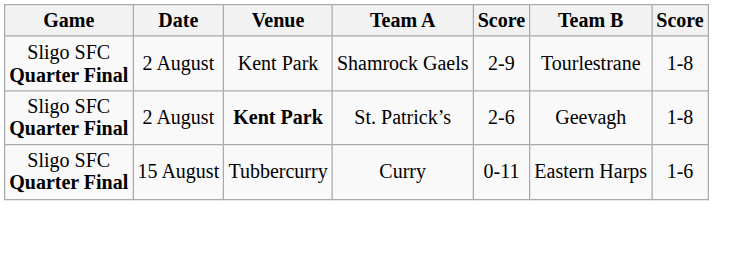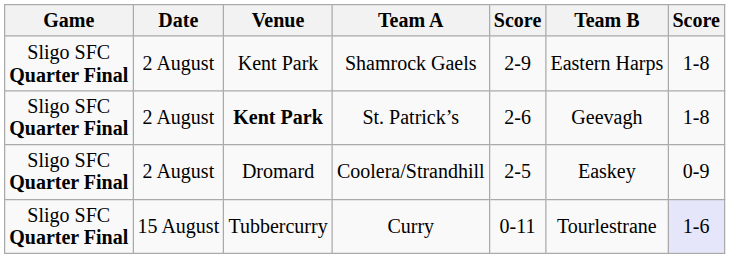(591, 63) Tourlestrane -> (607, 63) Eastern Harps
+ row: (411, 171)
(591, 171) Eastern Harps -> (607, 225) Tourlestrane
(680, 171) no background -> (696, 225) lavender background
